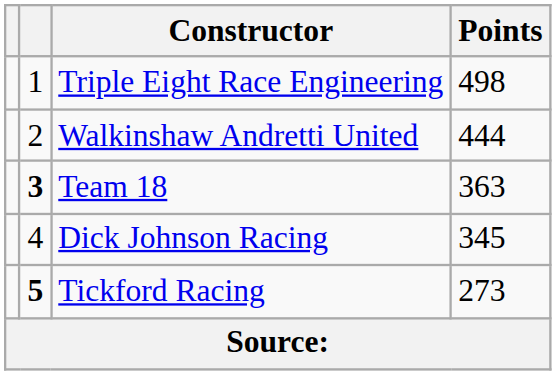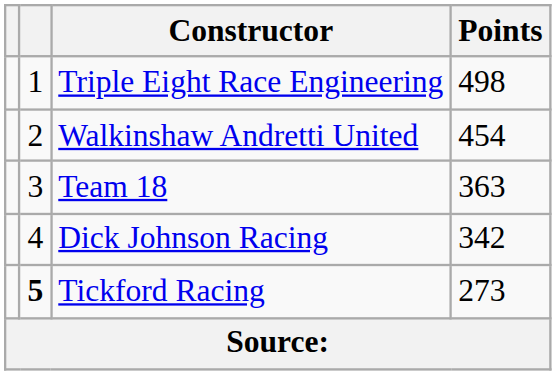(482, 134) 444 -> (482, 134) 454
(35, 186) bold -> (35, 186) normal
(482, 238) 345 -> (482, 238) 342
